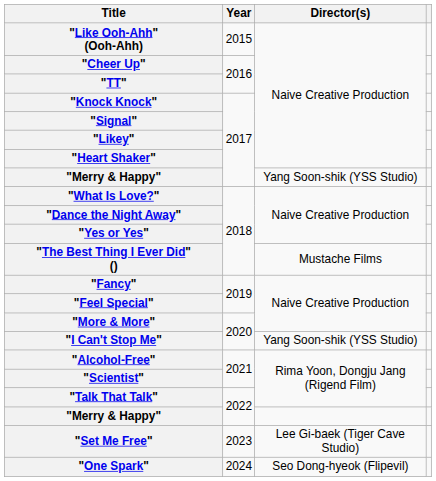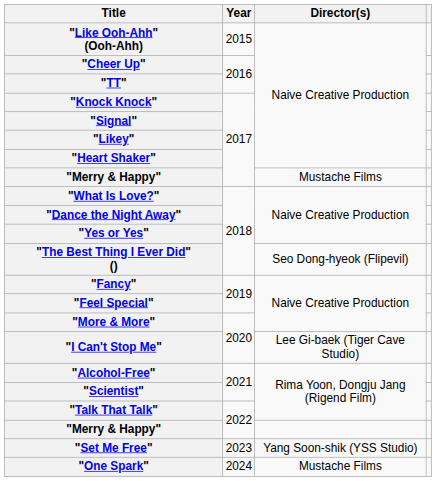(340, 177) Yang Soon-shik (YSS Studio) -> (340, 177) Mustache Films
(340, 259) Mustache Films -> (340, 259) Seo Dong-hyeok (Flipevil)
(340, 340) Yang Soon-shik (YSS Studio) -> (340, 347) Lee Gi-baek (Tiger Cave Studio)
(340, 441) Lee Gi-baek (Tiger Cave Studio) -> (340, 448) Yang Soon-shik (YSS Studio)
(340, 466) Seo Dong-hyeok (Flipevil) -> (340, 466) Mustache Films
